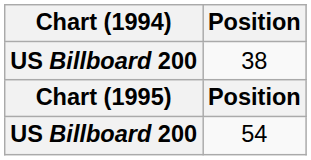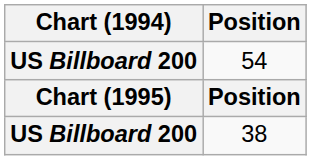rows swapped: (254, 60) <-> (254, 135)
